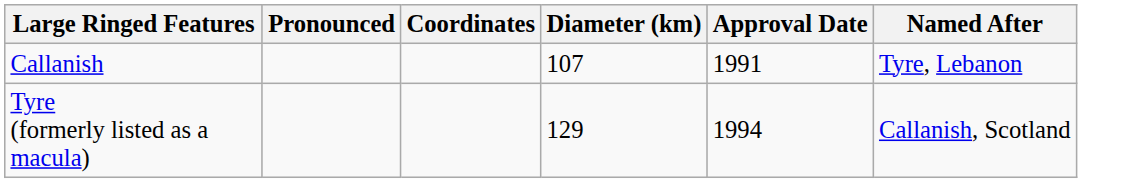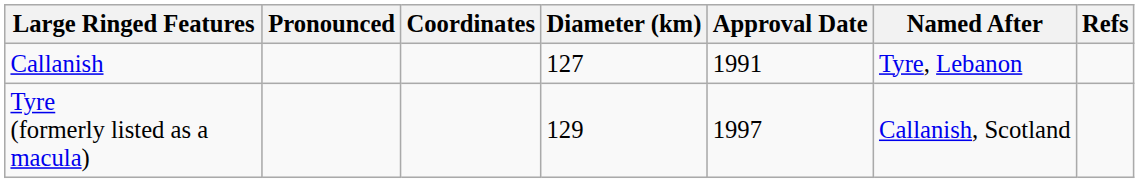+ column: (1105, 24)
(565, 63) 107 -> (565, 63) 127
(737, 129) 1994 -> (737, 129) 1997
